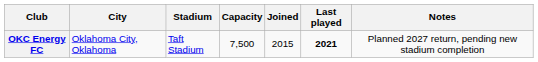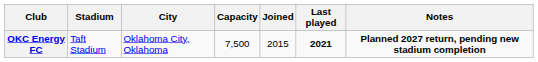columns swapped: (118, 17) <-> (193, 17)
(442, 44) normal -> (440, 44) bold
